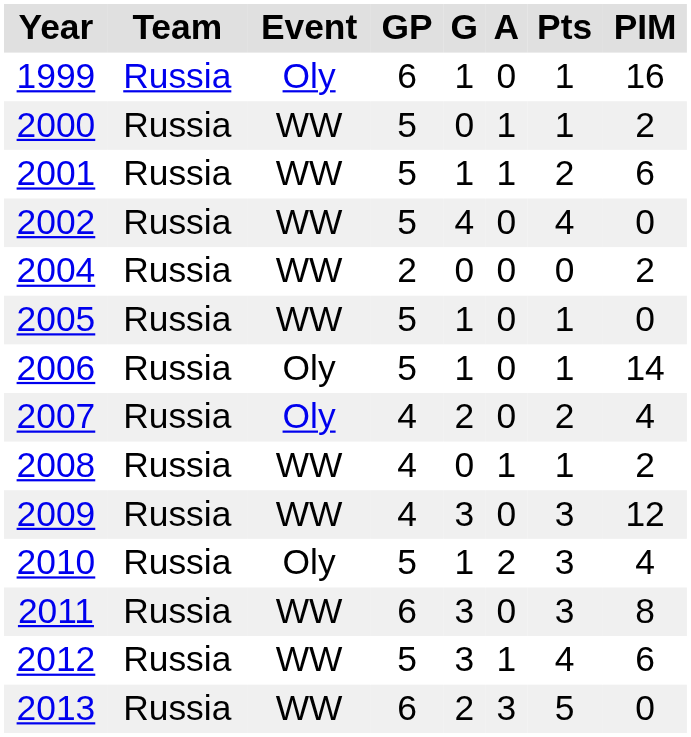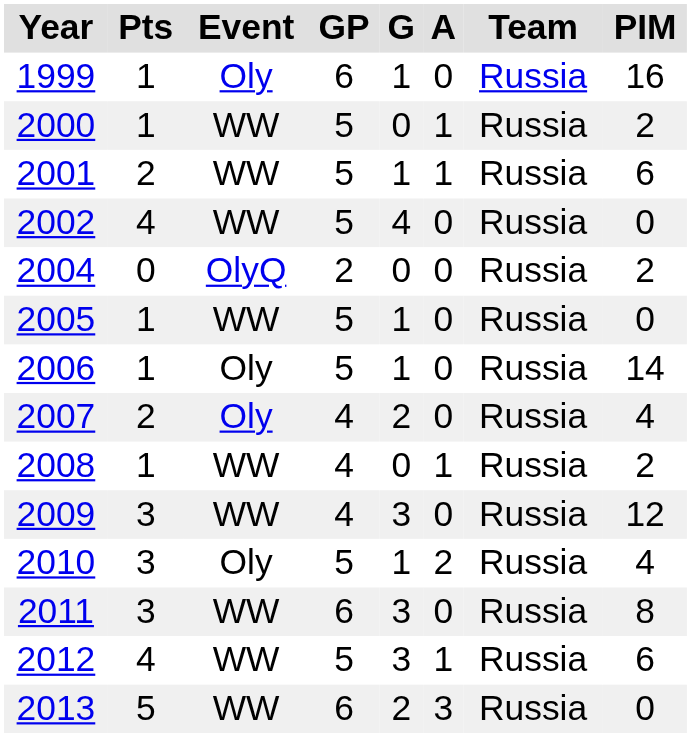columns swapped: (177, 27) <-> (565, 27)
(309, 270) WW -> (246, 270) OlyQ
